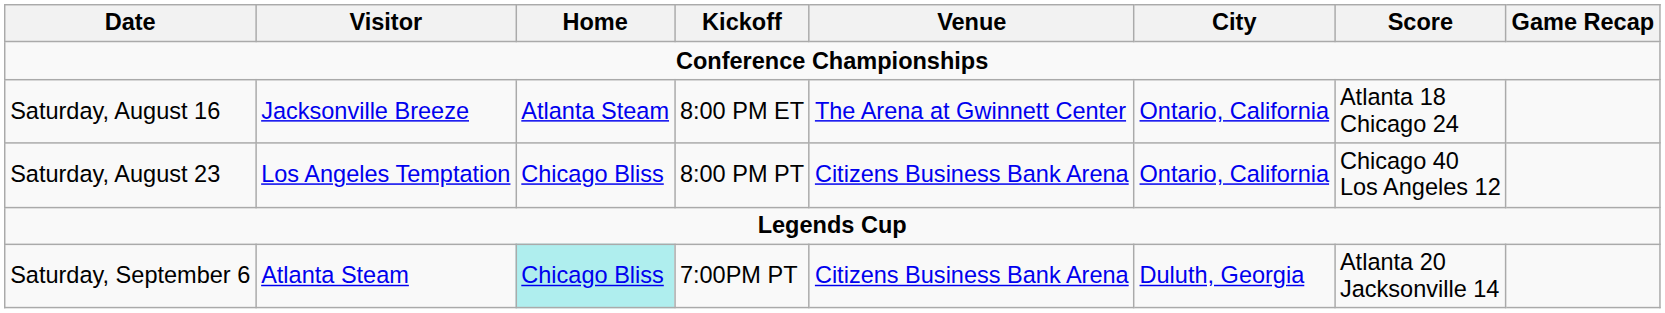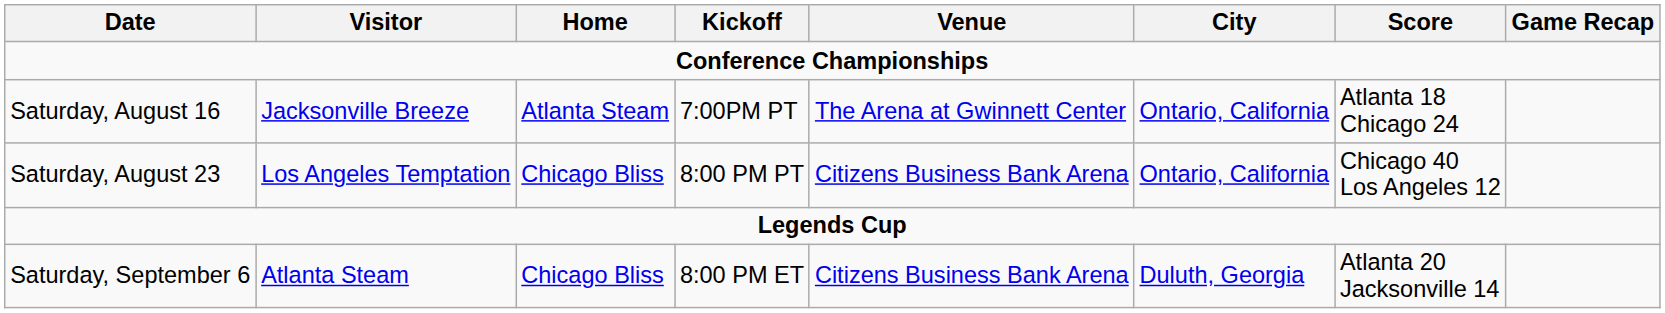(742, 110) 8:00 PM ET -> (739, 110) 7:00PM PT
(593, 275) paleturquoise background -> (593, 275) no background
(739, 275) 7:00PM PT -> (742, 275) 8:00 PM ET
